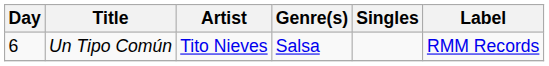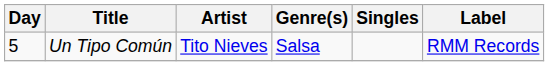(14, 46) 6 -> (14, 46) 5
